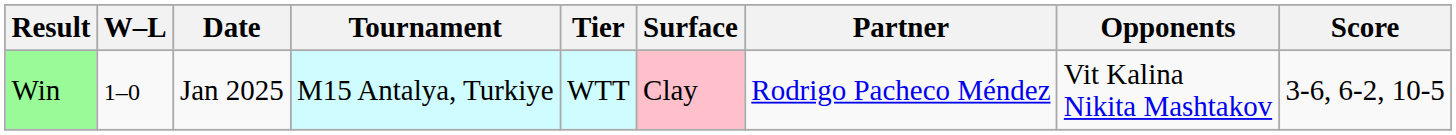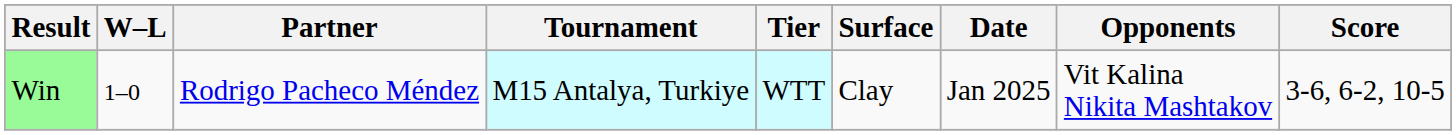columns swapped: (232, 27) <-> (901, 27)
(670, 89) pink background -> (866, 89) no background
